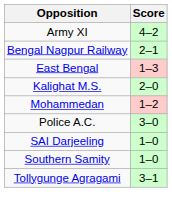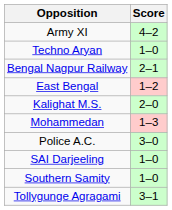+ row: (67, 50)
(149, 68) 1–3 -> (149, 86) 1–2
(149, 104) 1–2 -> (149, 123) 1–3
